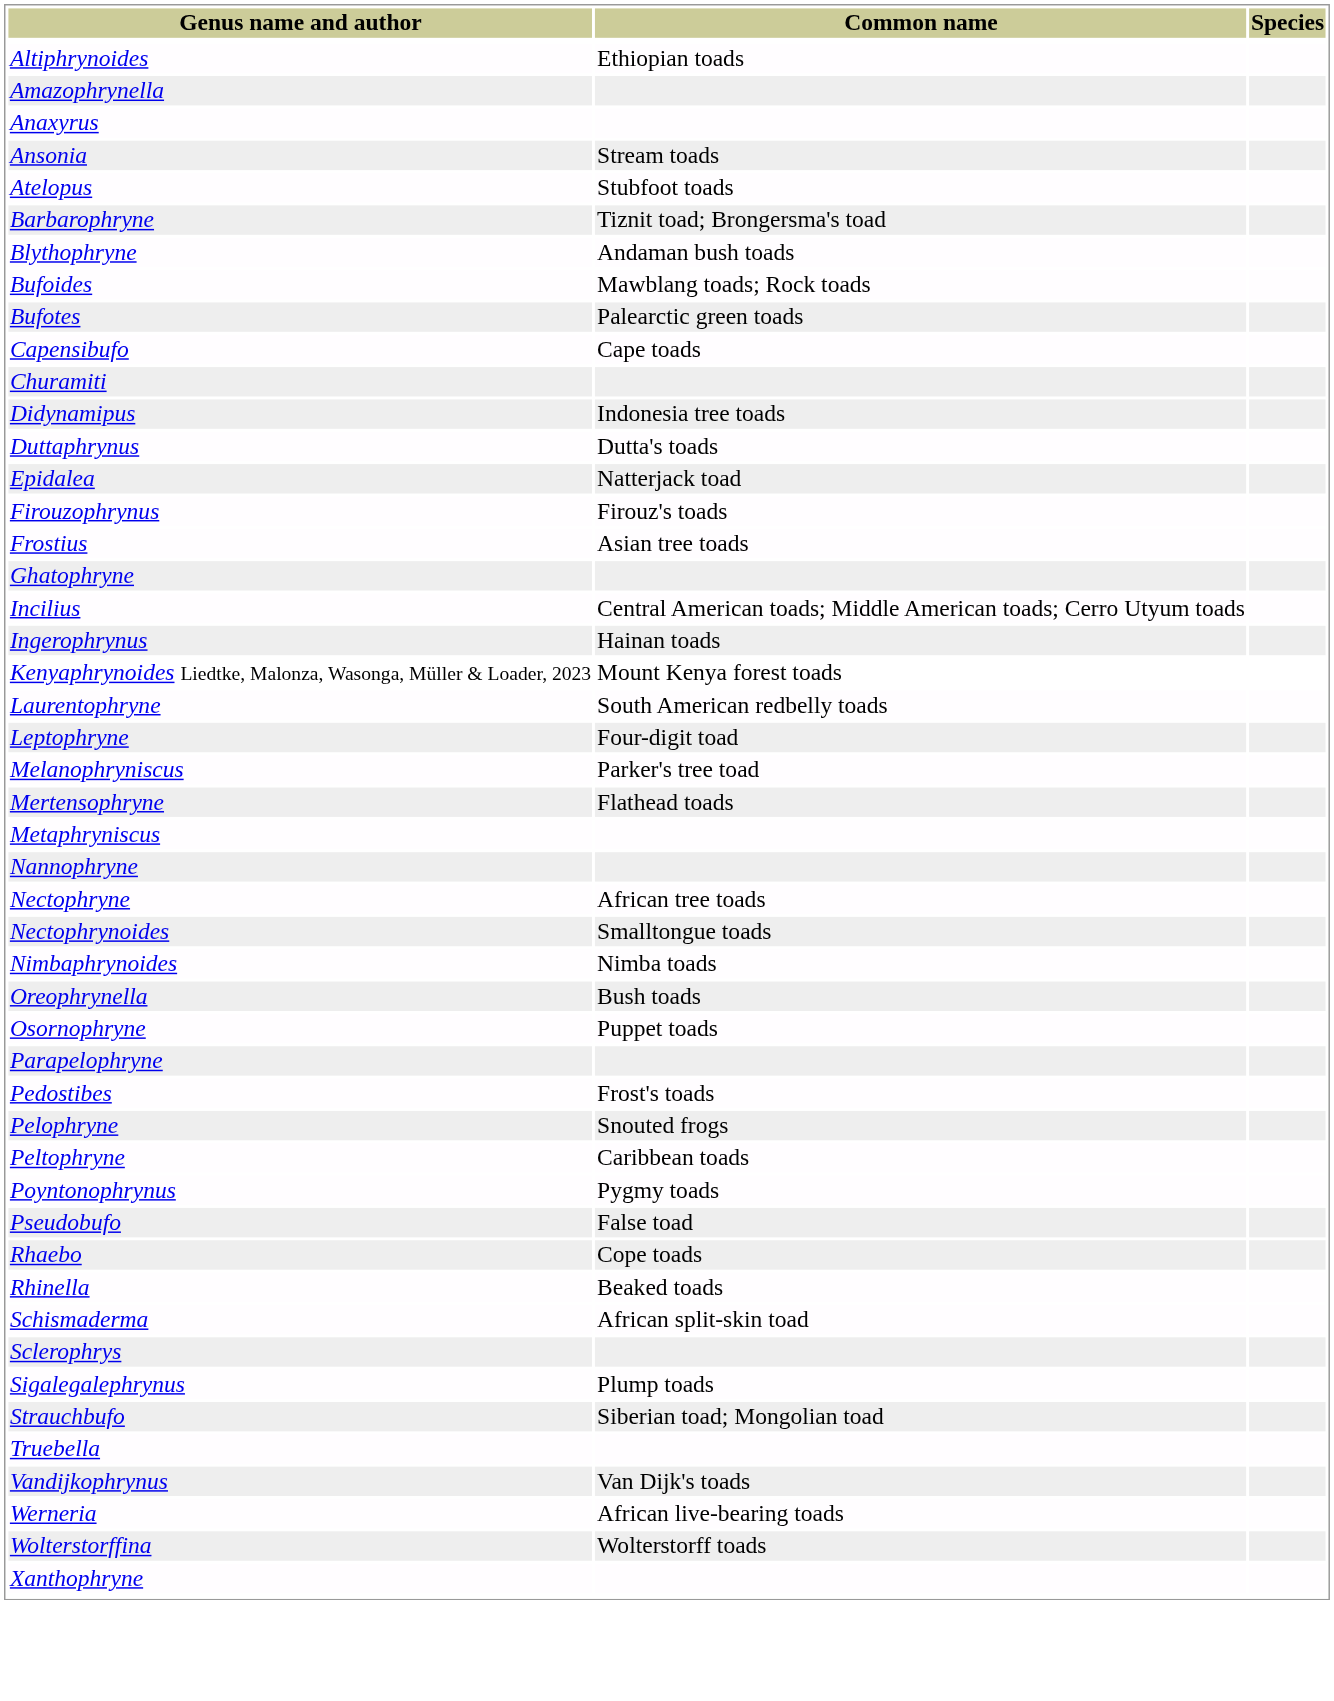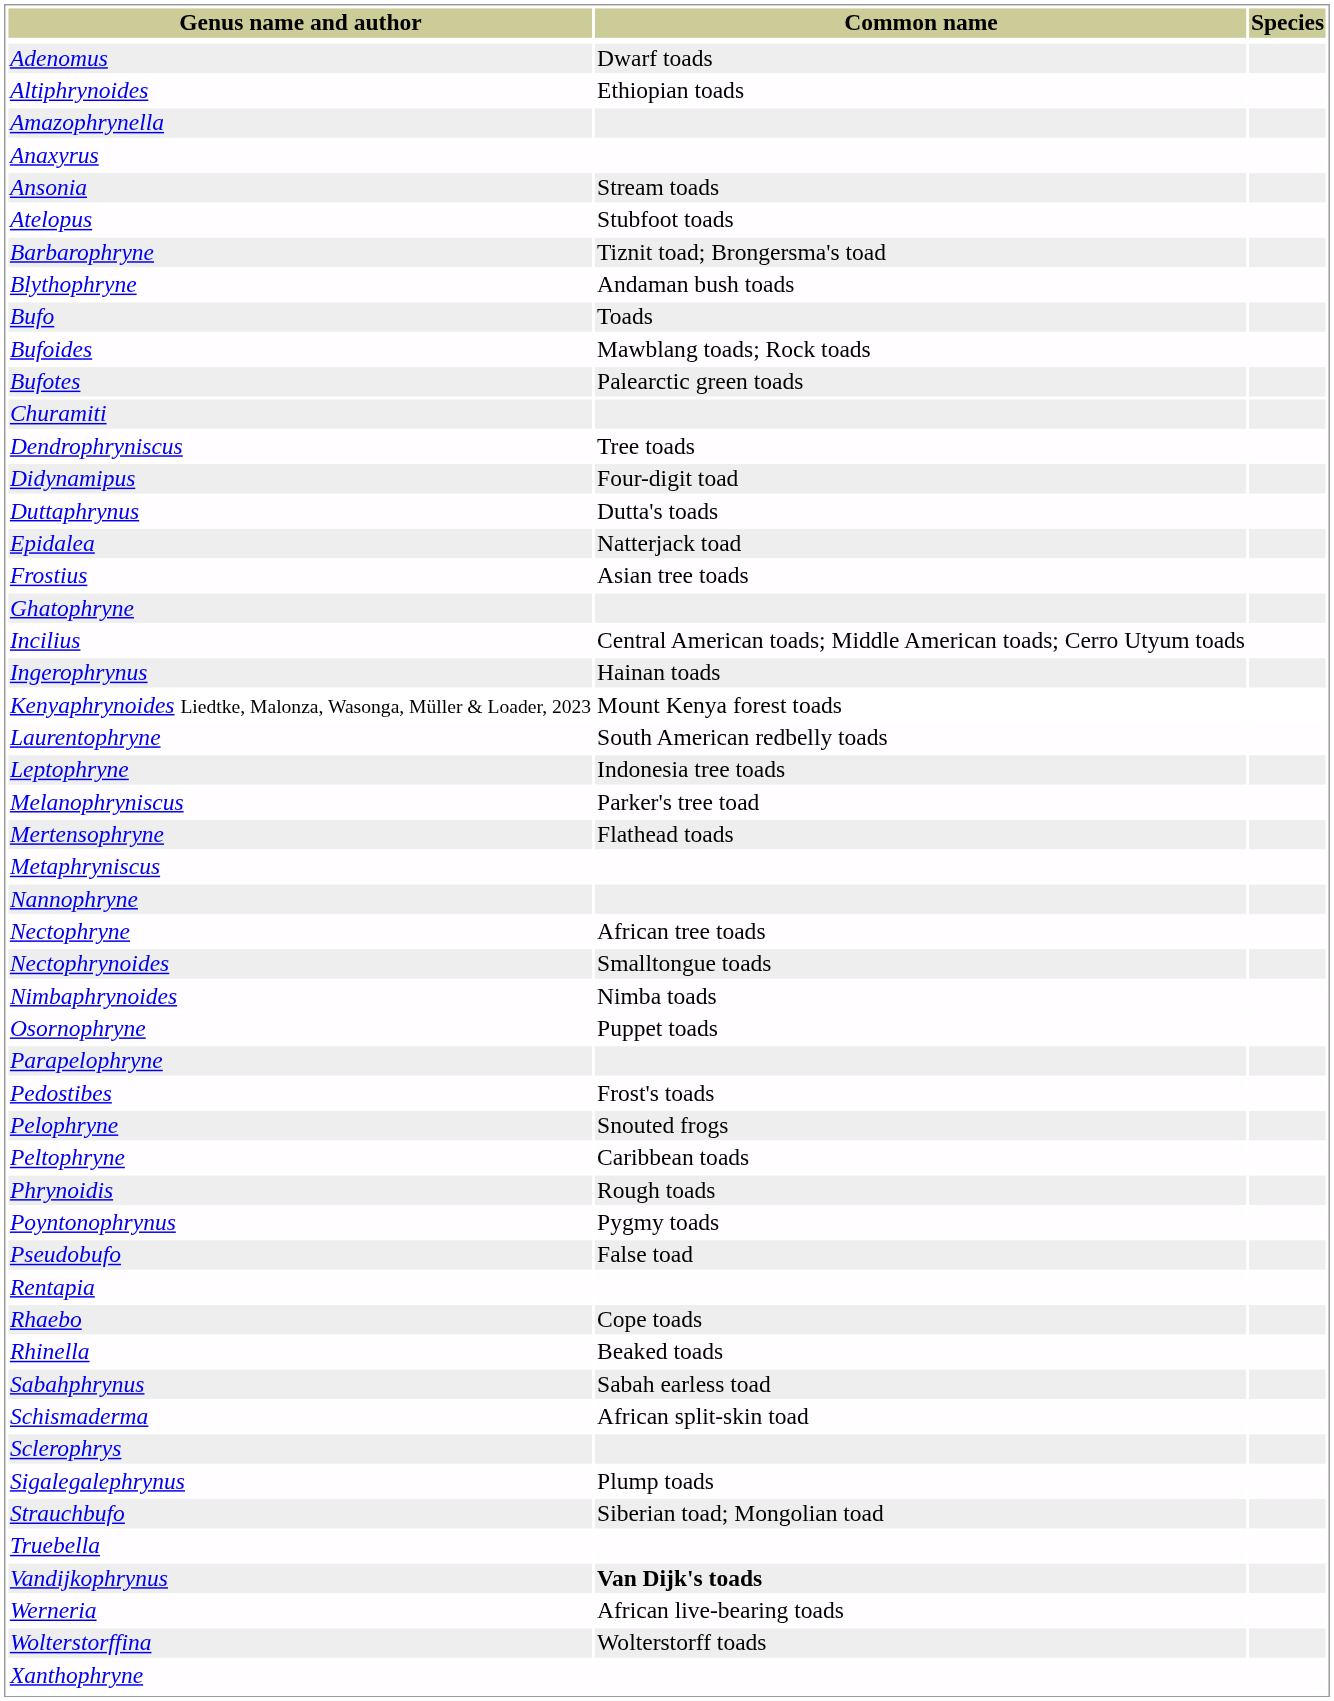+ row: (59, 58)
+ row: (32, 316)
- row: (69, 349)
+ row: (96, 446)
(691, 413) Indonesia tree toads -> (668, 478) Four-digit toad
- row: (85, 510)
(668, 737) Four-digit toad -> (691, 769) Indonesia tree toads
- row: (79, 996)
+ row: (61, 1190)
+ row: (52, 1287)
+ row: (77, 1384)
(674, 1481) normal -> (680, 1578) bold
